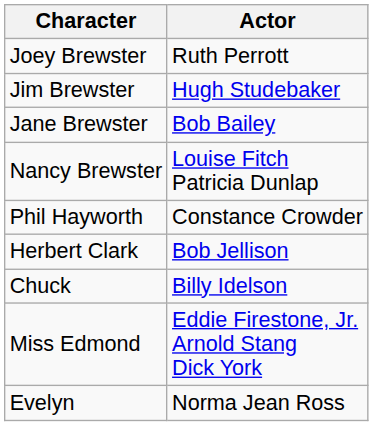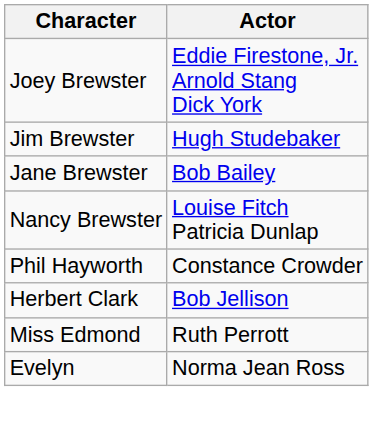(230, 55) Ruth Perrott -> (265, 80) Eddie Firestone, Jr. Arnold Stang Dick York
- row: (40, 285)
(265, 344) Eddie Firestone, Jr. Arnold Stang Dick York -> (230, 334) Ruth Perrott
